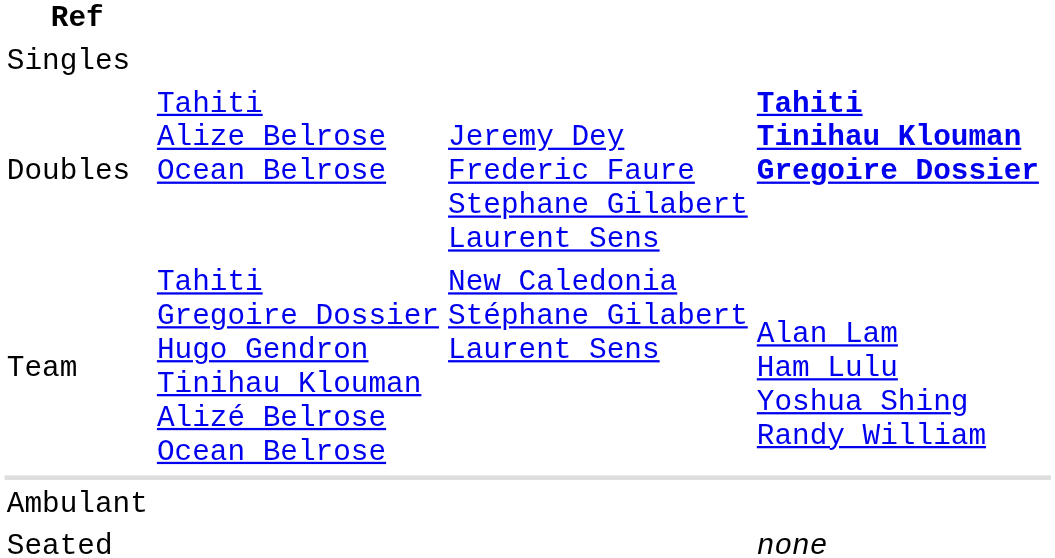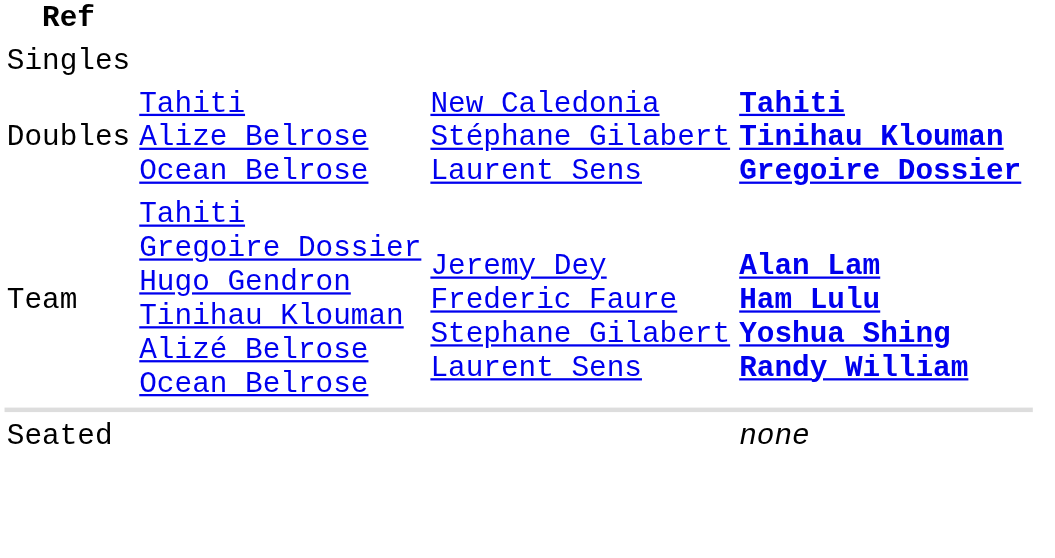(598, 188) Jeremy Dey Frederic Faure Stephane Gilabert Laurent Sens -> (580, 138) New Caledonia Stéphane Gilabert Laurent Sens
(598, 316) New Caledonia Stéphane Gilabert Laurent Sens -> (580, 316) Jeremy Dey Frederic Faure Stephane Gilabert Laurent Sens
(871, 384) normal -> (854, 316) bold
- row: (77, 504)
